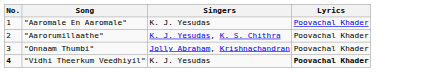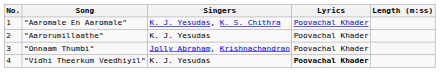+ column: (403, 11)
(180, 23) K. J. Yesudas -> (215, 23) K. J. Yesudas, K. S. Chithra
(215, 36) K. J. Yesudas, K. S. Chithra -> (180, 36) K. J. Yesudas
(9, 61) bold -> (9, 61) normal
